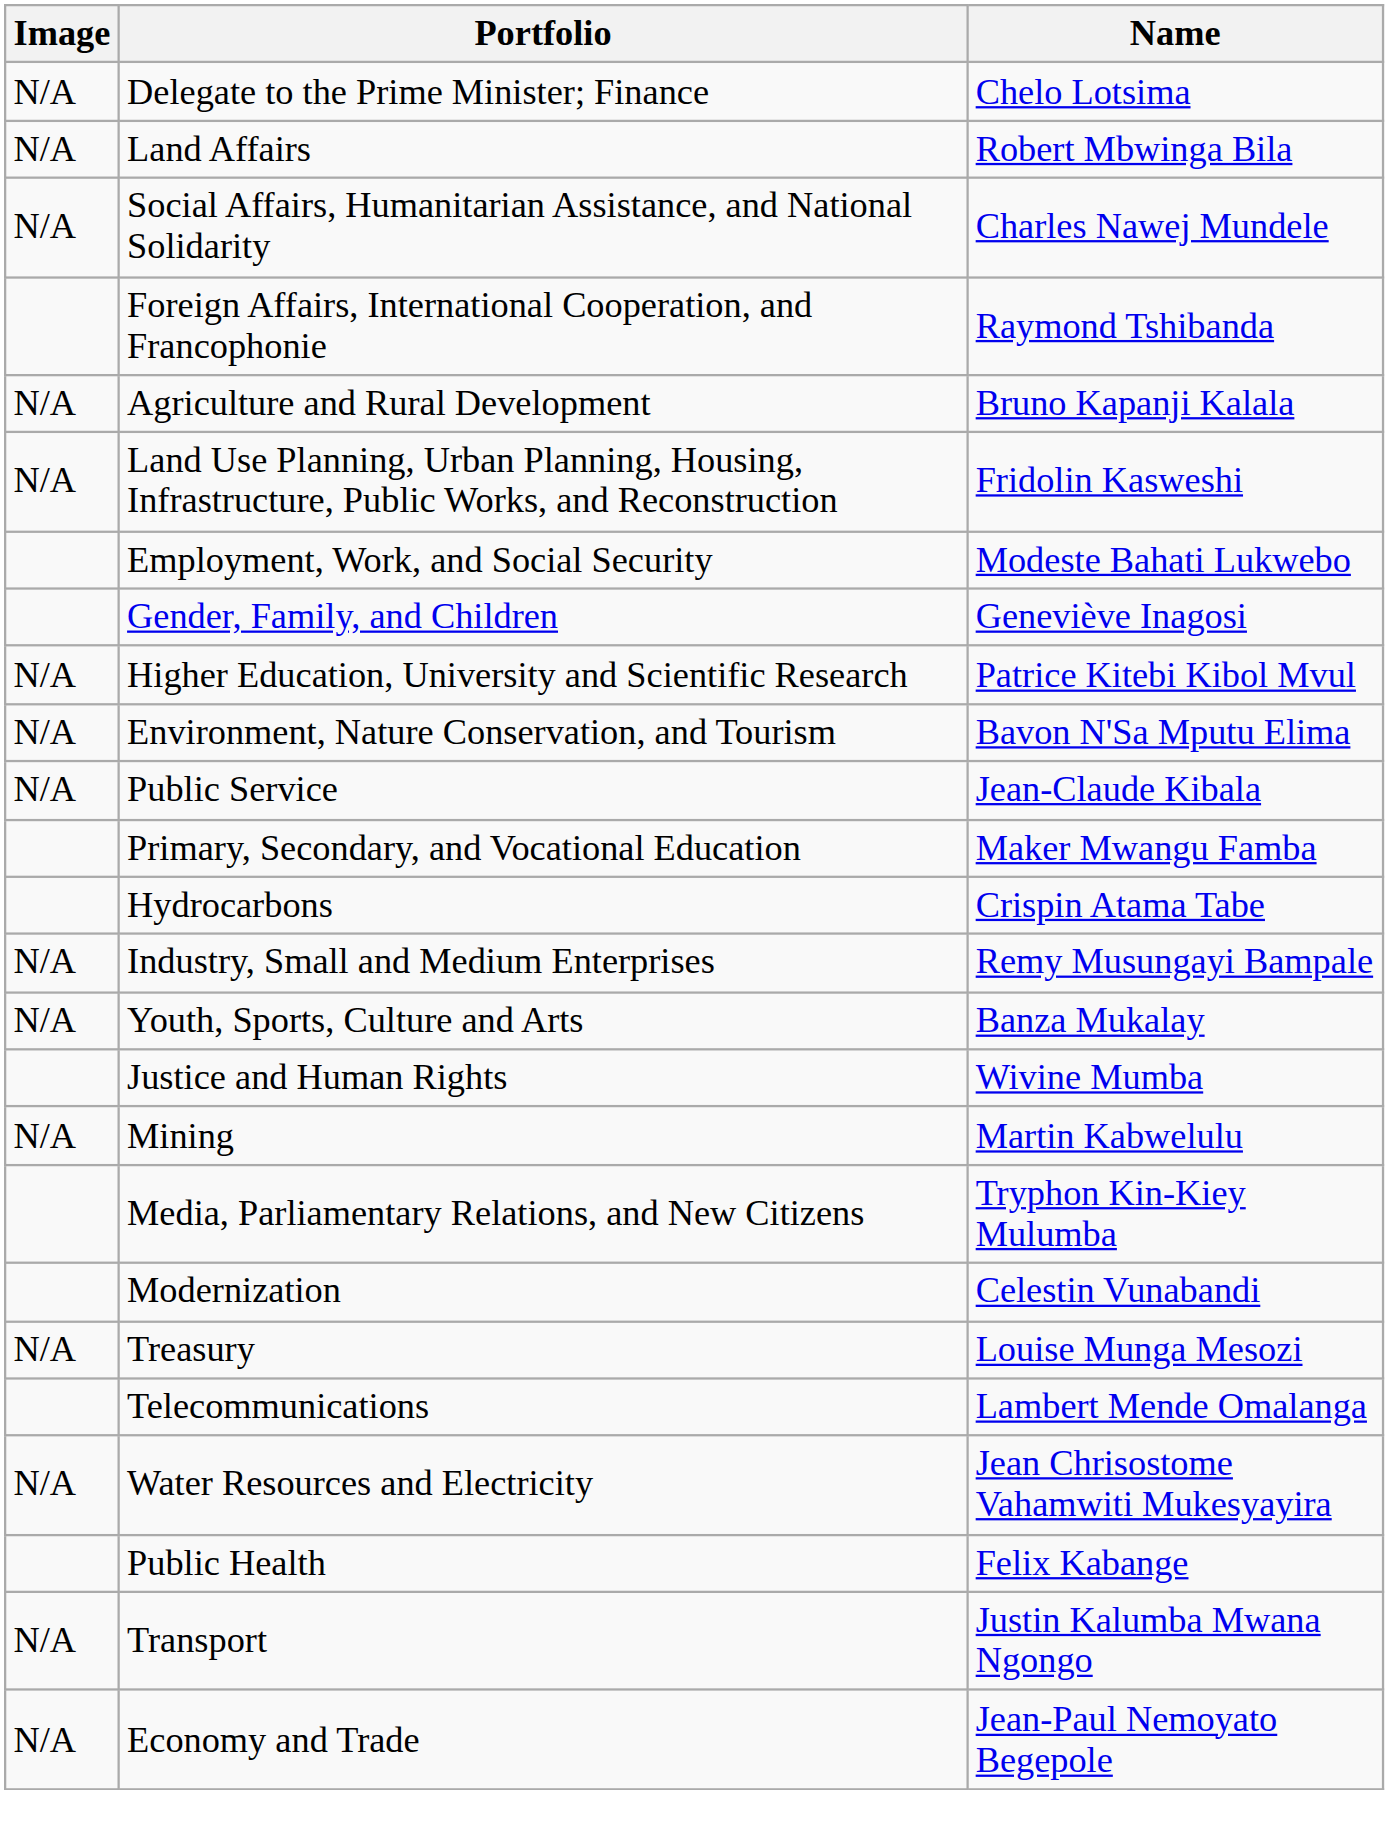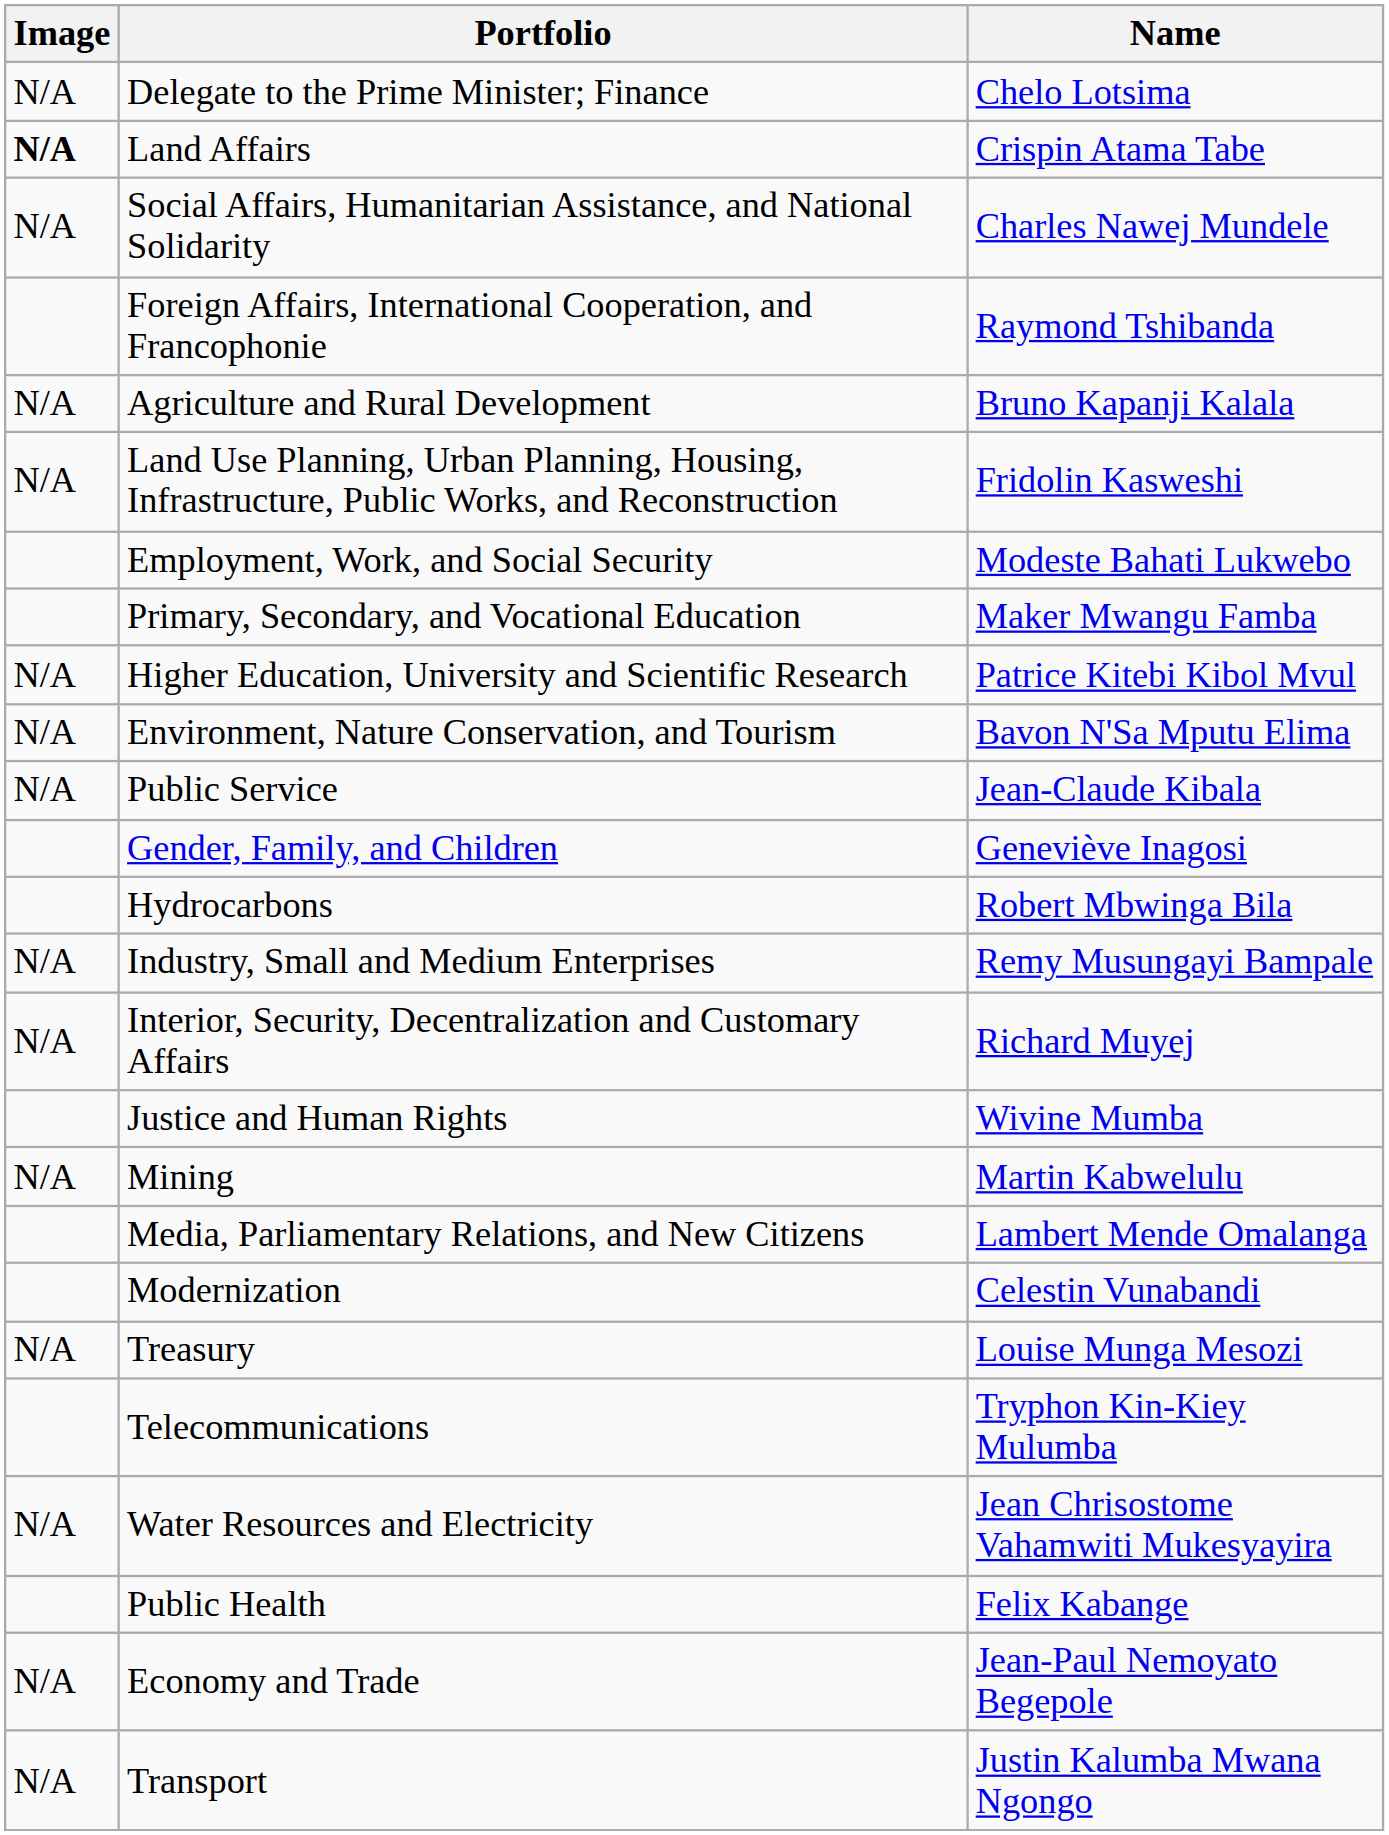(45, 148) normal -> (45, 148) bold
(1134, 148) Robert Mbwinga Bila -> (1120, 148) Crispin Atama Tabe
rows swapped: (464, 847) <-> (343, 616)
(1120, 904) Crispin Atama Tabe -> (1134, 904) Robert Mbwinga Bila
+ row: (493, 1040)
- row: (355, 1019)
(1111, 1213) Tryphon Kin-Kiey Mulumba -> (1171, 1233) Lambert Mende Omalanga
(1171, 1406) Lambert Mende Omalanga -> (1111, 1426) Tryphon Kin-Kiey Mulumba
rows swapped: (197, 1640) <-> (273, 1738)
